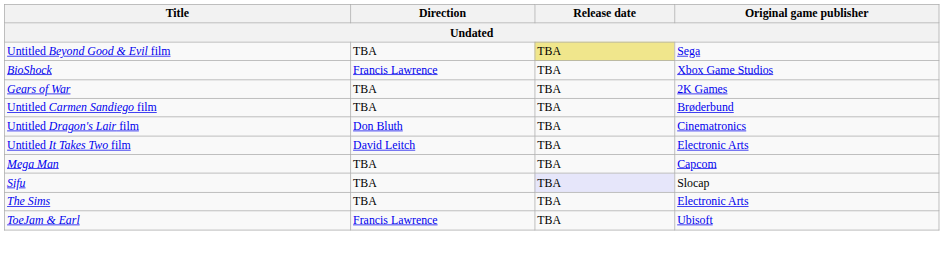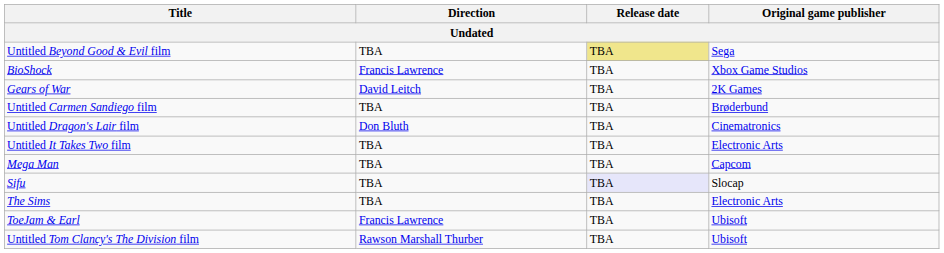(365, 88) TBA -> (390, 88) David Leitch
(384, 145) David Leitch -> (371, 145) TBA
+ row: (103, 239)
